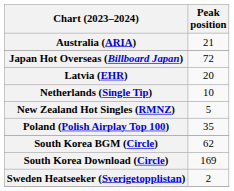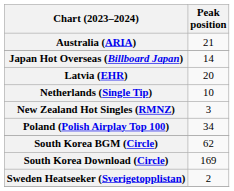(208, 59) 72 -> (208, 59) 14
(208, 110) 5 -> (208, 110) 3
(208, 127) 35 -> (208, 127) 34
